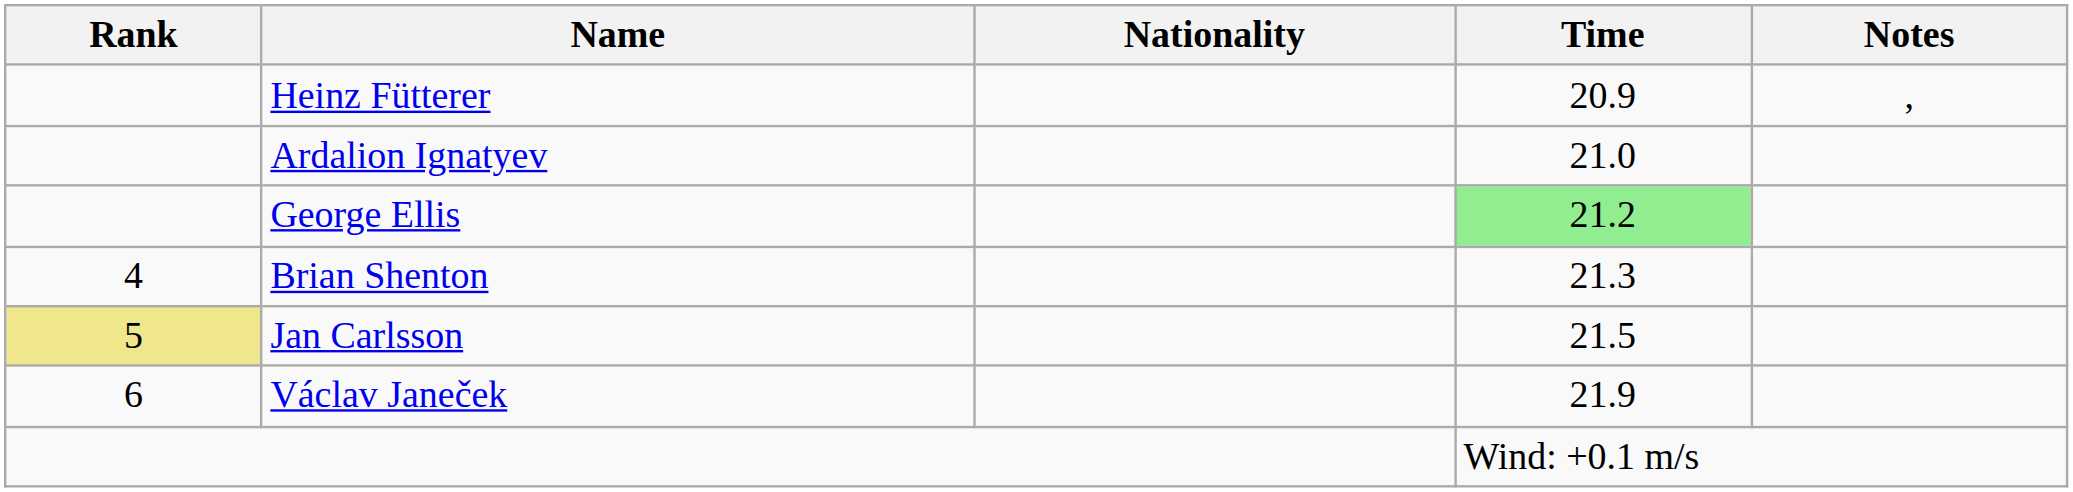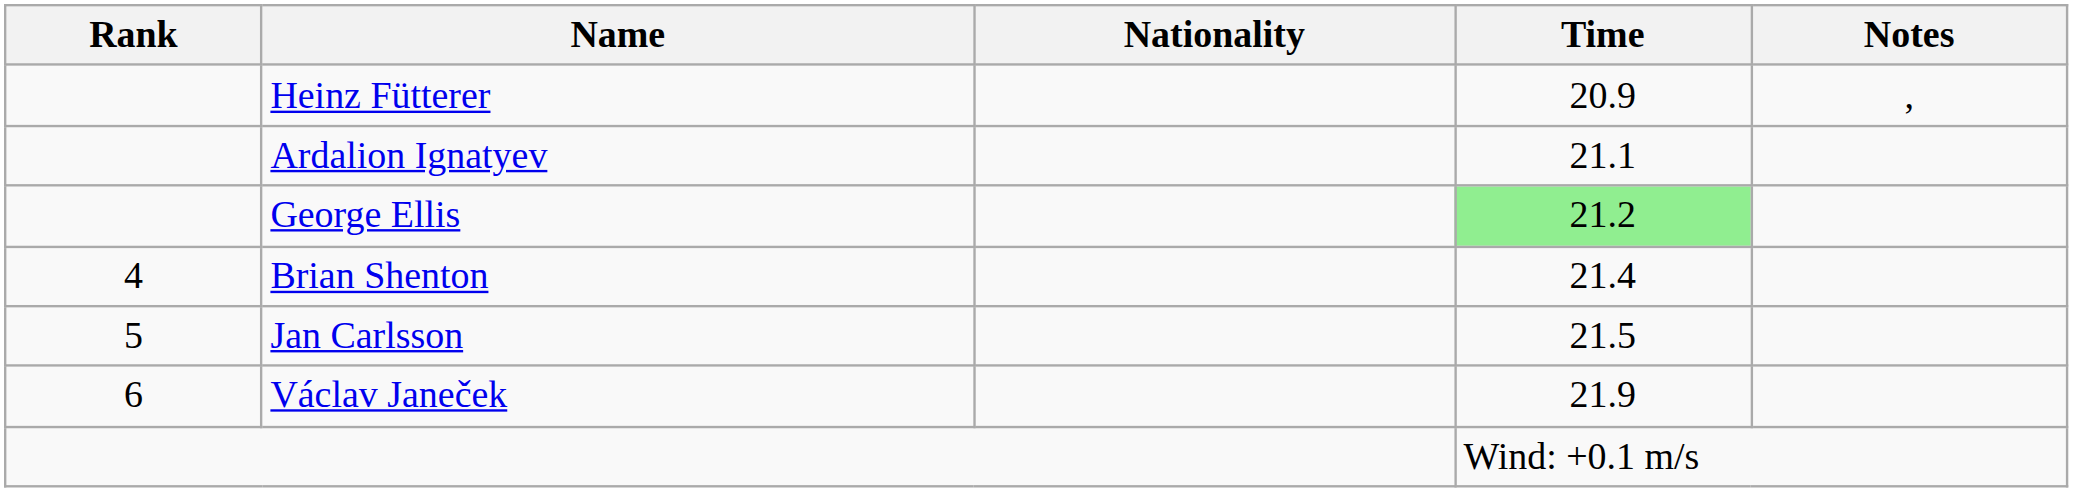(1603, 154) 21.0 -> (1603, 154) 21.1
(1603, 275) 21.3 -> (1603, 275) 21.4
(133, 335) khaki background -> (133, 335) no background
